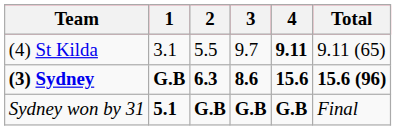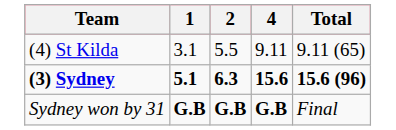- column: (251, 19)
(291, 49) bold -> (271, 49) normal
(169, 79) G.B -> (185, 79) 5.1
(165, 109) 5.1 -> (190, 109) G.B
